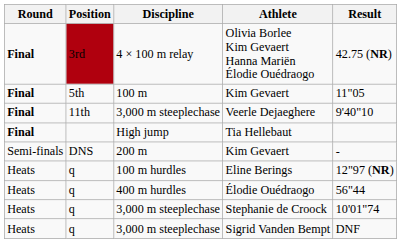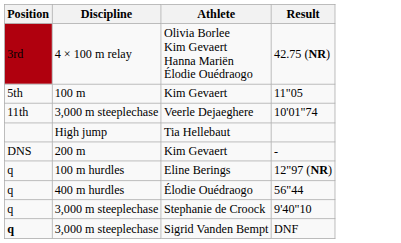- column: (35, 14)
(354, 113) 9'40"10 -> (296, 113) 10'01"74
(358, 209) 10'01"74 -> (293, 209) 9'40"10
(72, 228) normal -> (11, 228) bold
